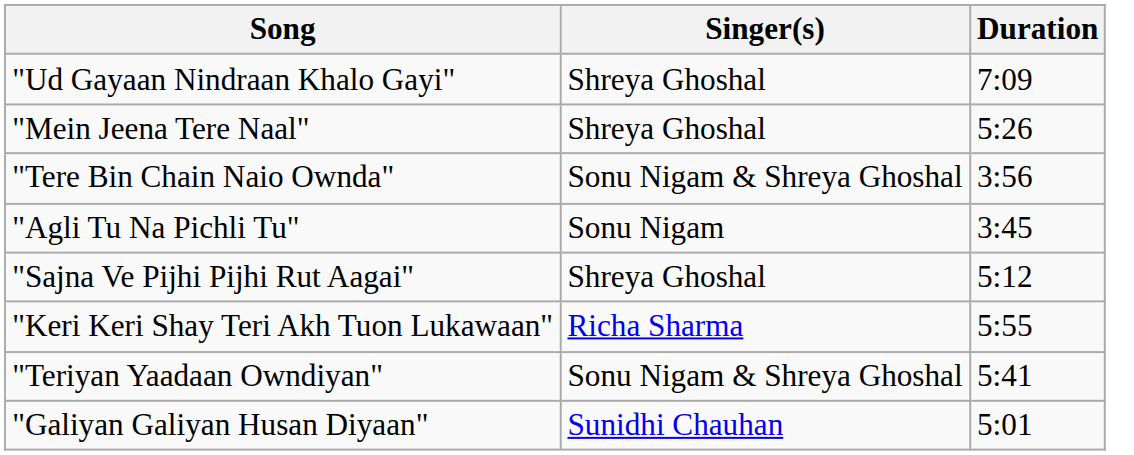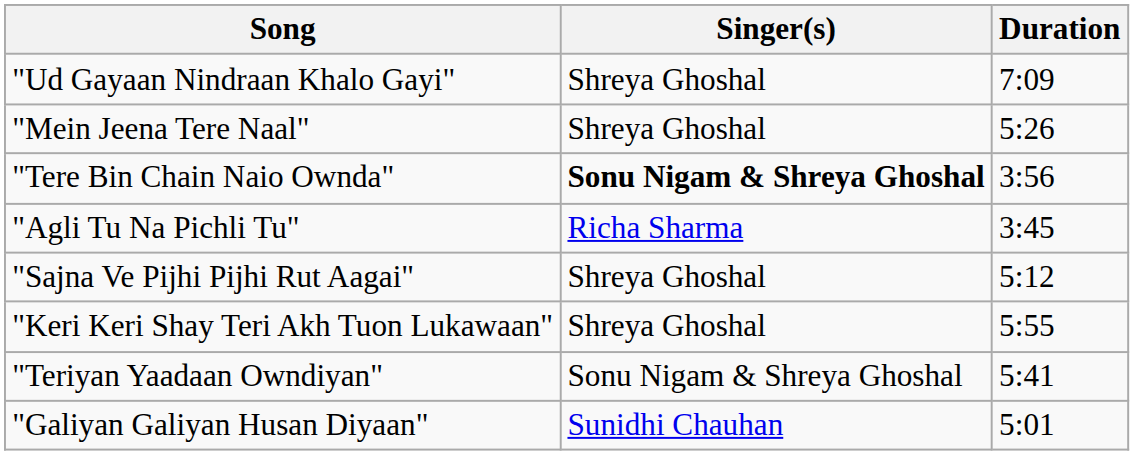(765, 177) normal -> (776, 177) bold
(646, 227) Sonu Nigam -> (655, 227) Richa Sharma
(655, 326) Richa Sharma -> (667, 326) Shreya Ghoshal
